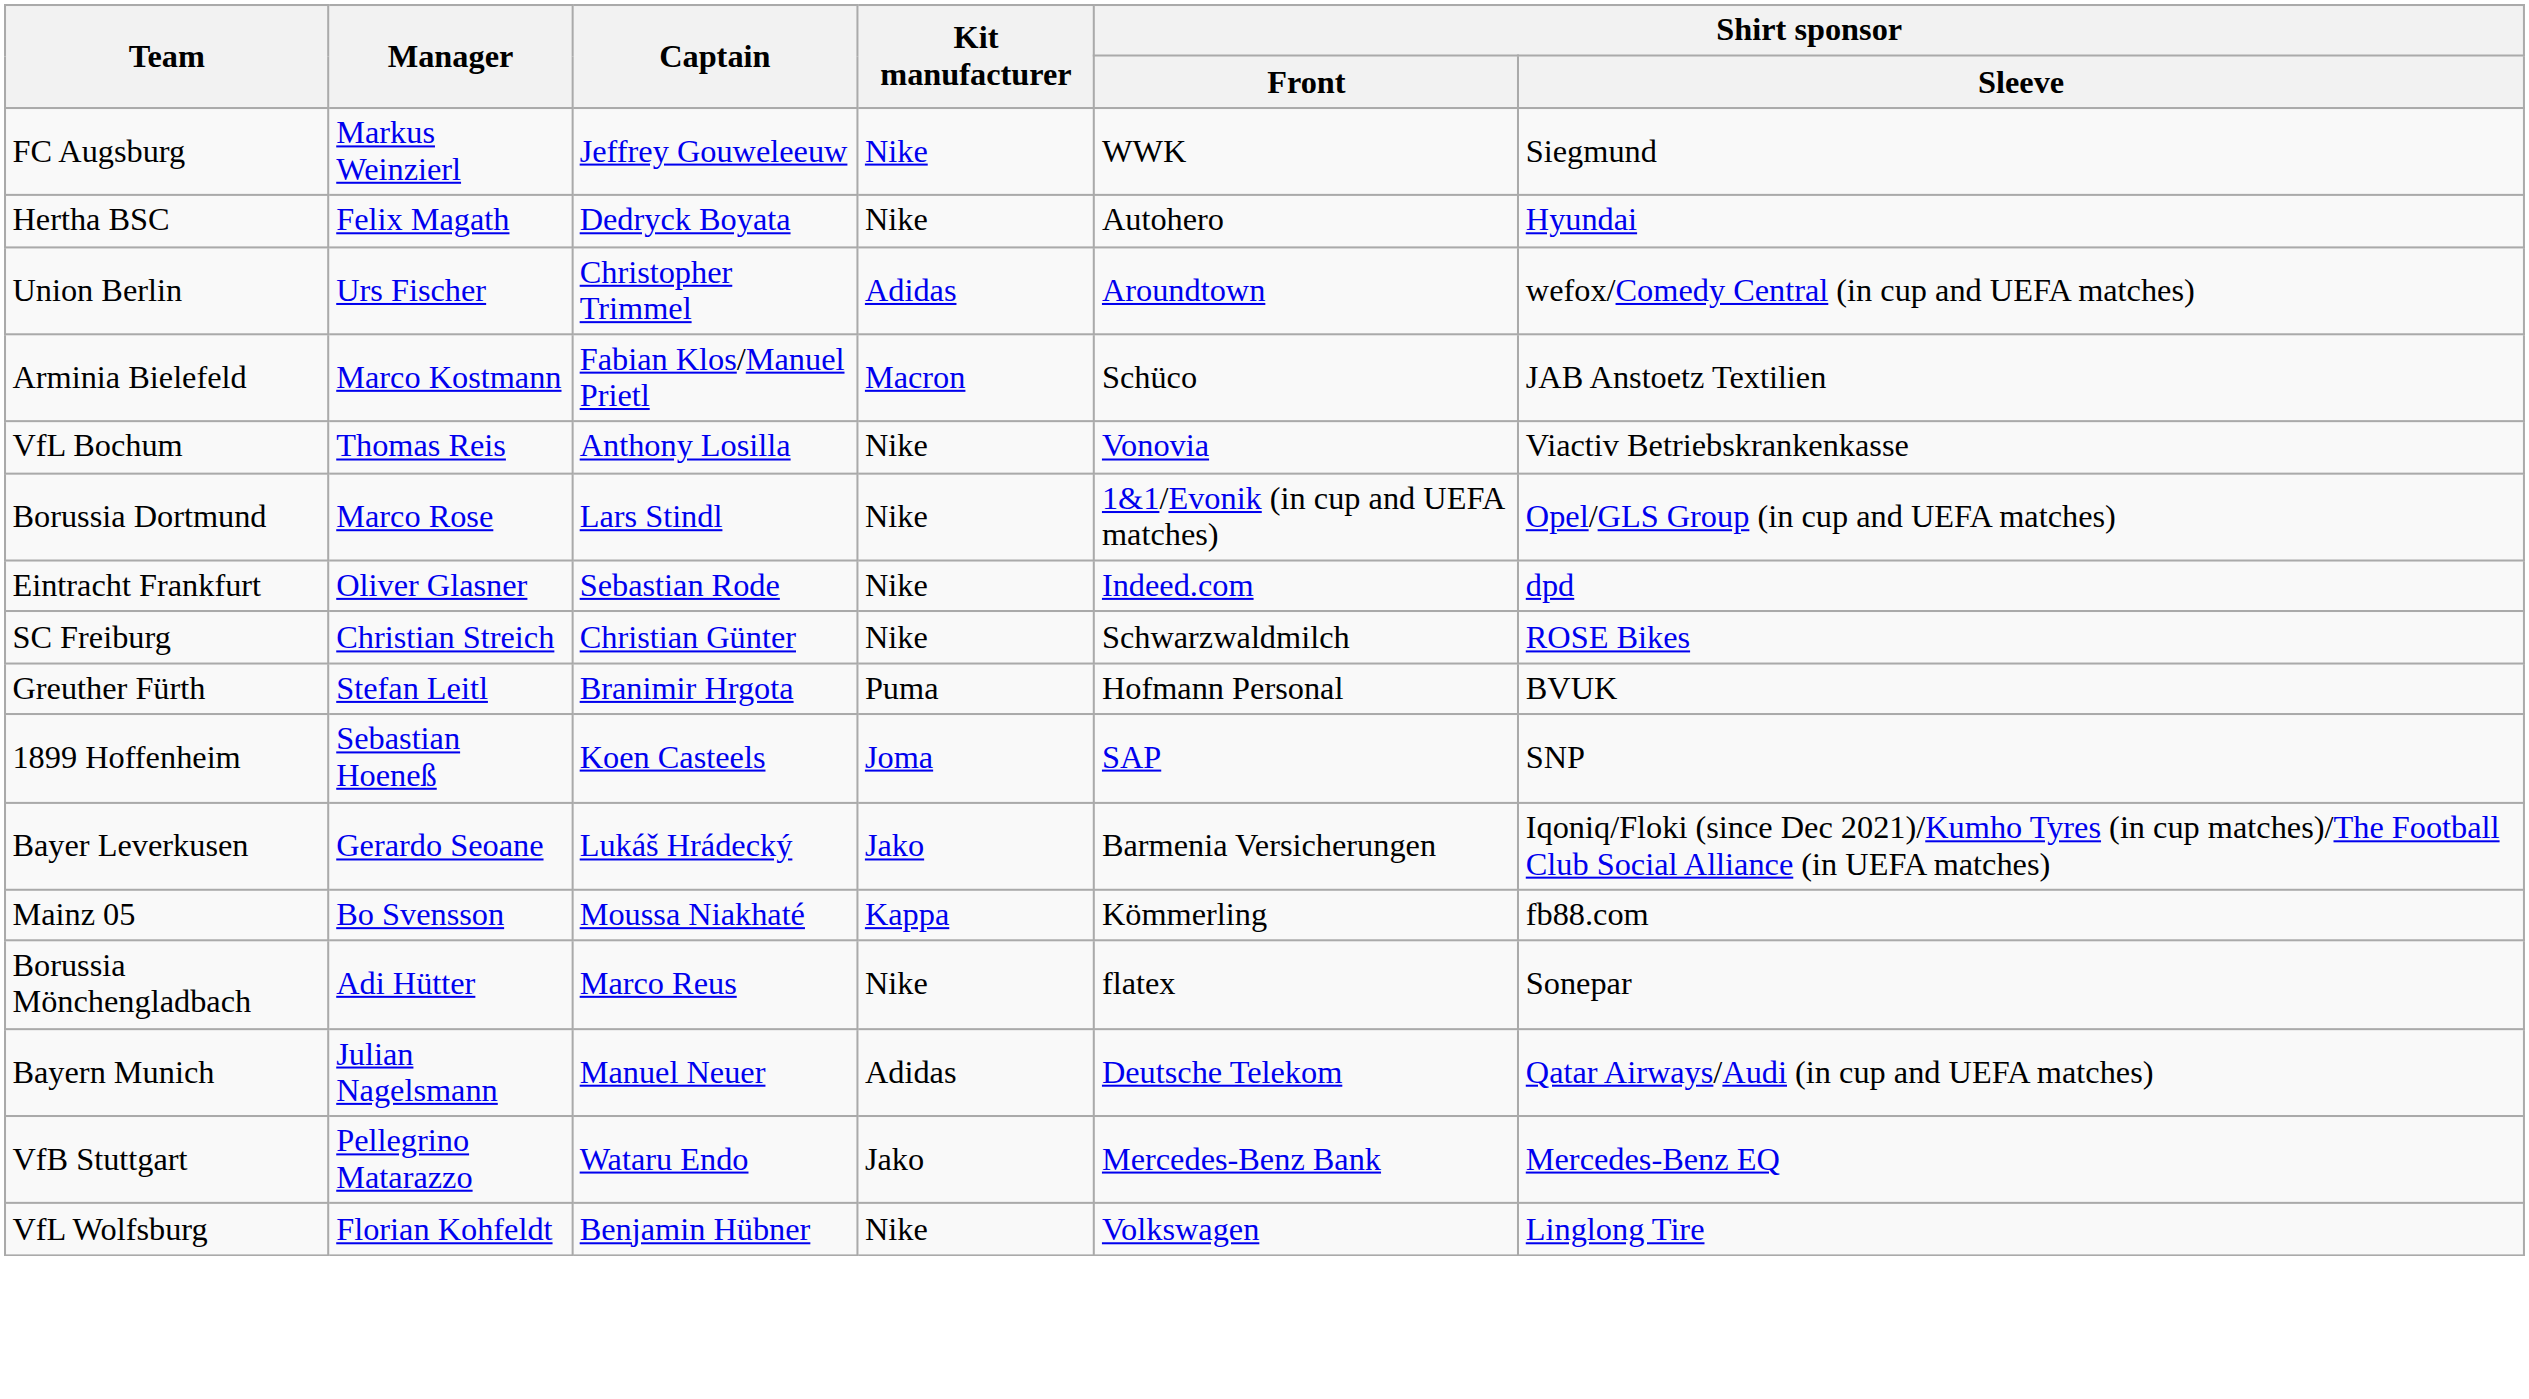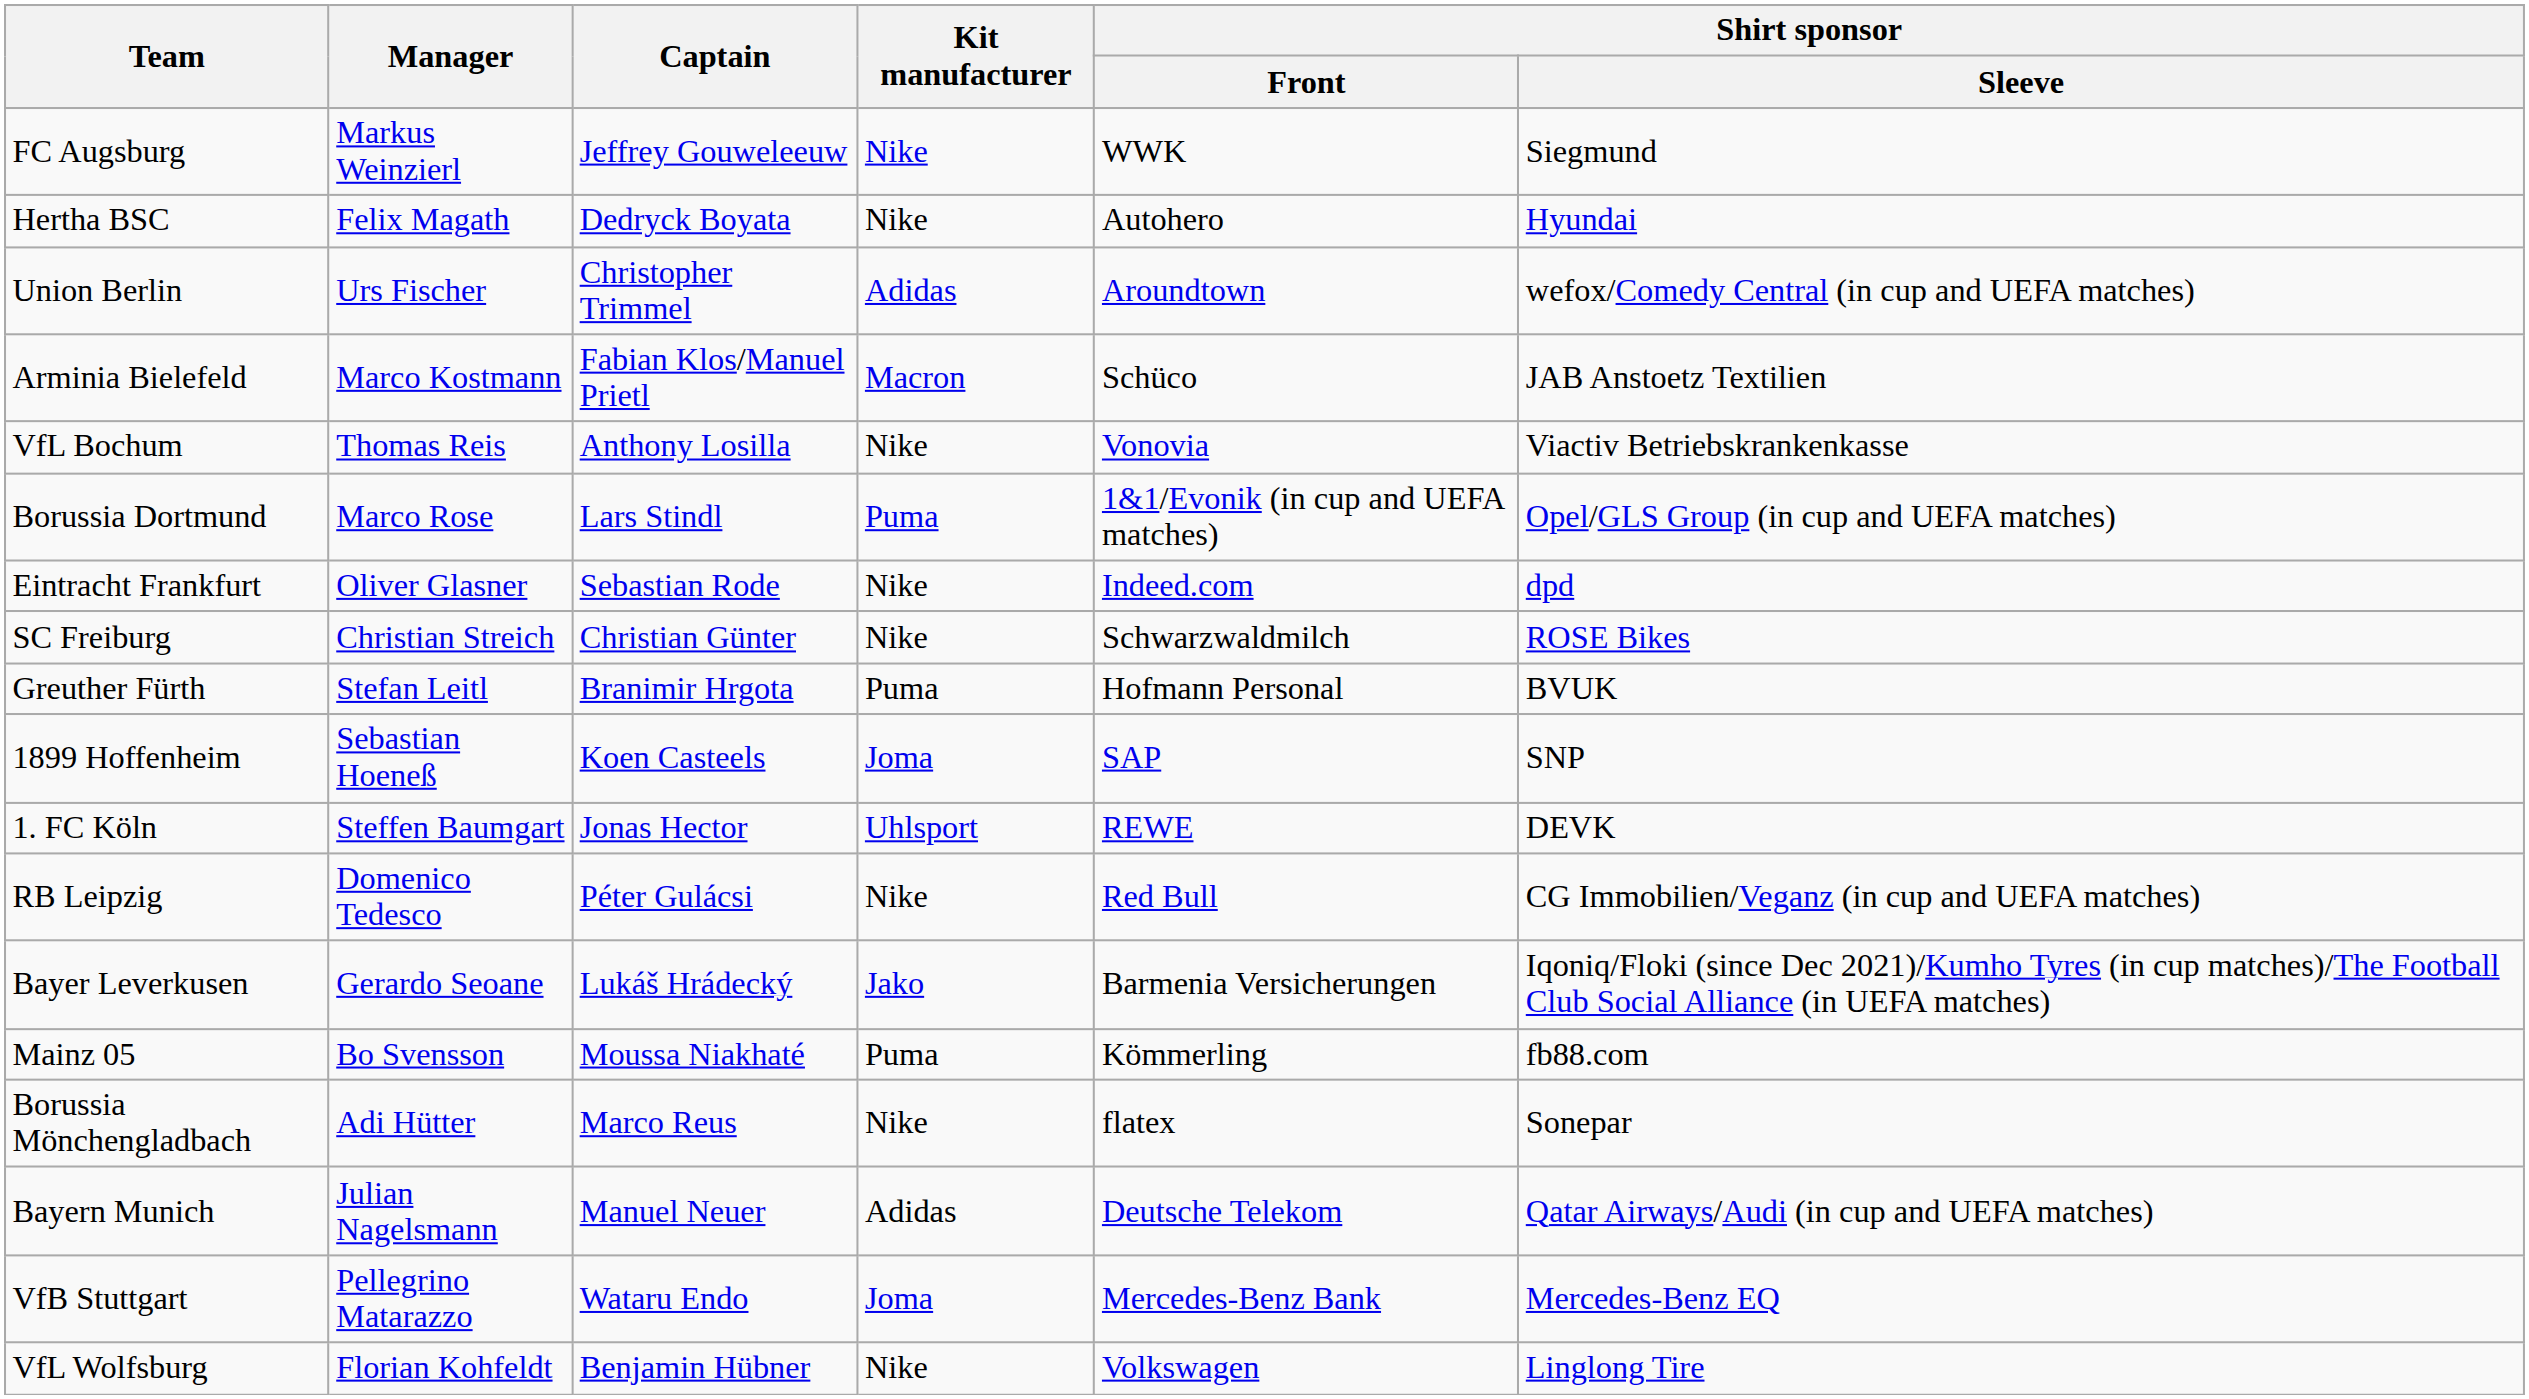(896, 516) Nike -> (902, 516) Puma
+ row: (85, 827)
+ row: (87, 896)
(907, 914) Kappa -> (902, 1053) Puma
(895, 1159) Jako -> (899, 1298) Joma
